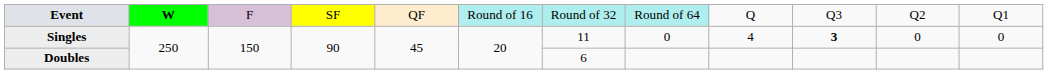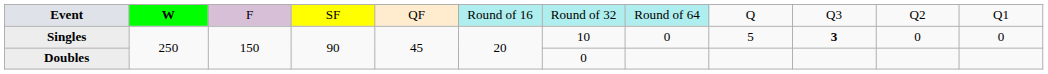(584, 37) 11 -> (584, 37) 10
(751, 37) 4 -> (751, 37) 5
(584, 58) 6 -> (584, 58) 0
